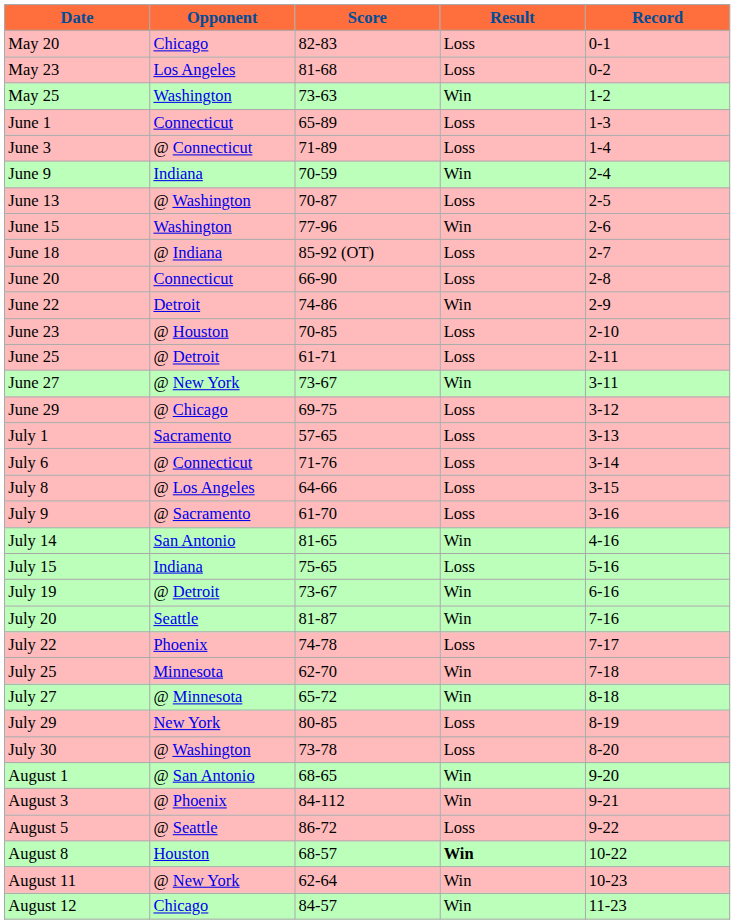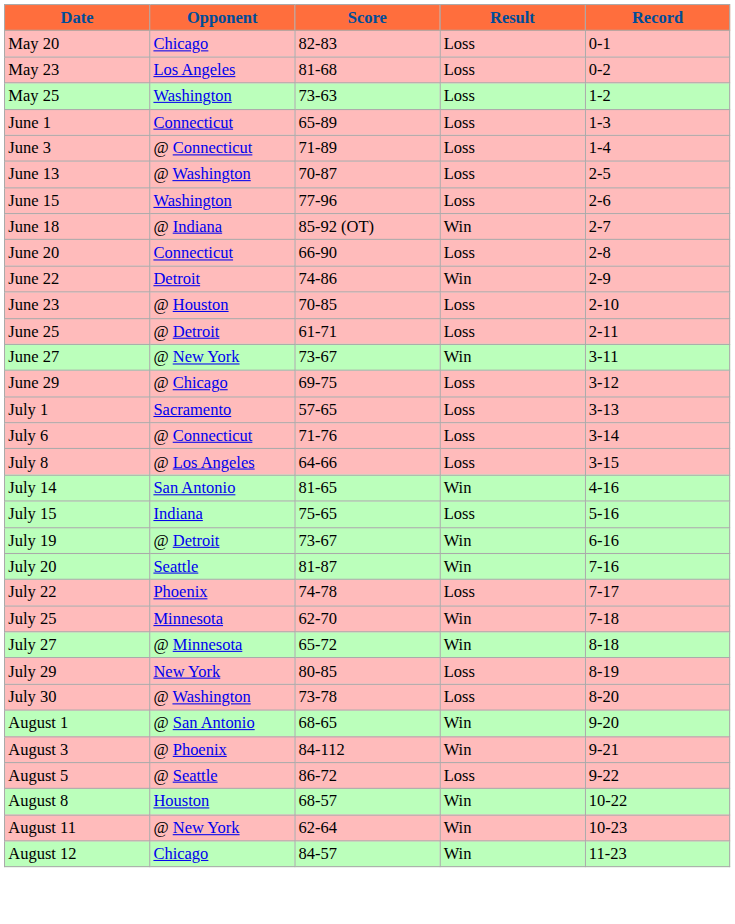(458, 95) Win -> (459, 95) Loss
- row: (30, 174)
(458, 226) Win -> (459, 200) Loss
(459, 252) Loss -> (458, 226) Win
- row: (28, 514)
(459, 853) bold -> (458, 801) normal
